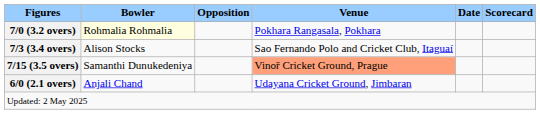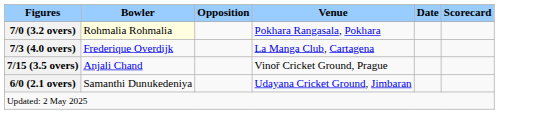+ row: (43, 48)
- row: (43, 48)
(138, 65) Samanthi Dunukedeniya -> (113, 65) Anjali Chand
(321, 65) lightsalmon background -> (321, 65) no background
(113, 83) Anjali Chand -> (138, 83) Samanthi Dunukedeniya
